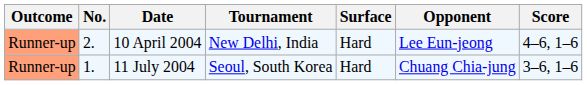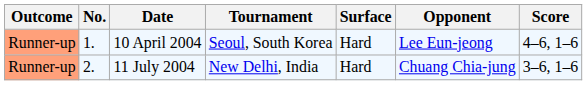(89, 42) 2. -> (89, 42) 1.
(264, 42) New Delhi, India -> (271, 42) Seoul, South Korea
(89, 67) 1. -> (89, 67) 2.
(271, 67) Seoul, South Korea -> (264, 67) New Delhi, India
